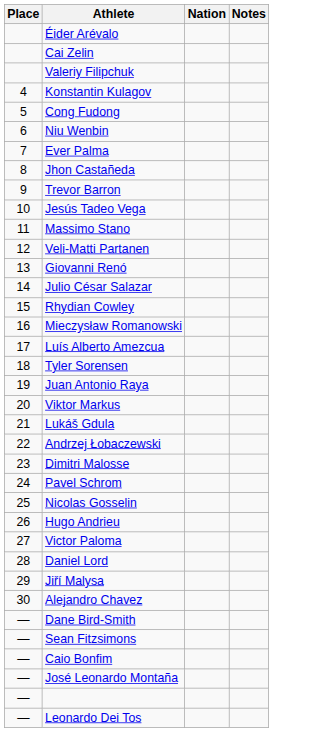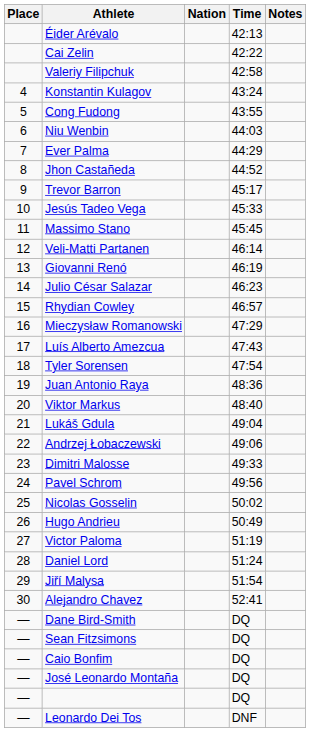+ column: (247, 14)
